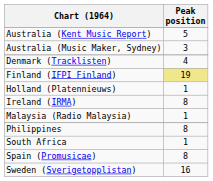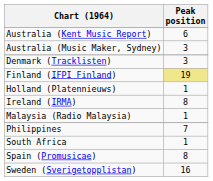(186, 34) 5 -> (186, 34) 6
(186, 61) 4 -> (186, 61) 3
(186, 129) 8 -> (186, 129) 7
